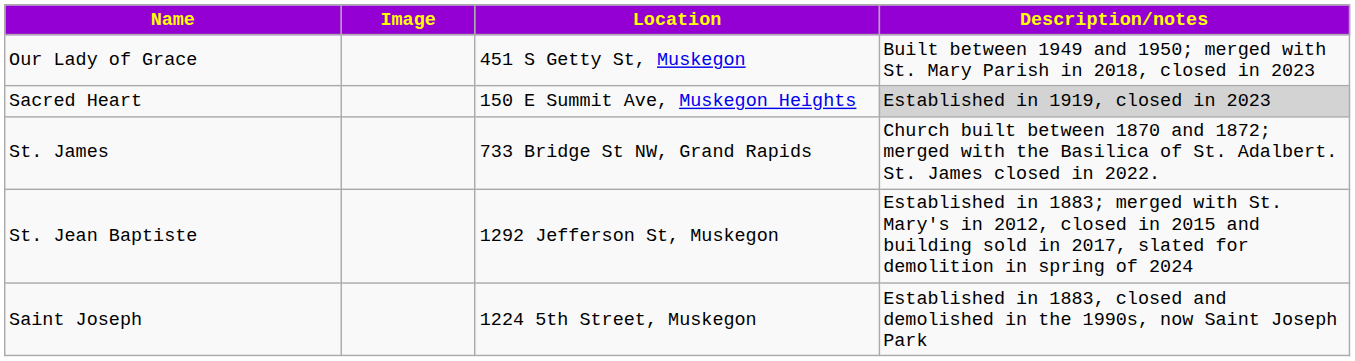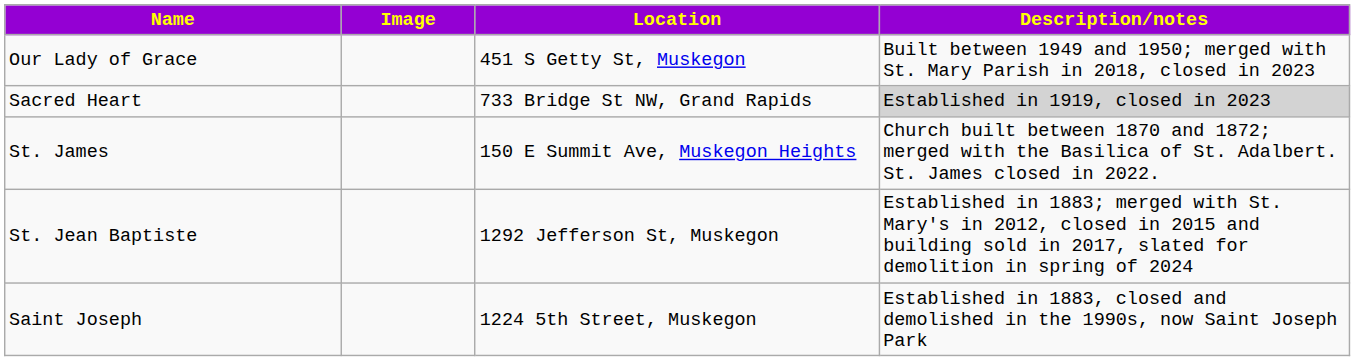(668, 101) 150 E Summit Ave, Muskegon Heights -> (646, 101) 733 Bridge St NW, Grand Rapids
(646, 153) 733 Bridge St NW, Grand Rapids -> (668, 153) 150 E Summit Ave, Muskegon Heights
